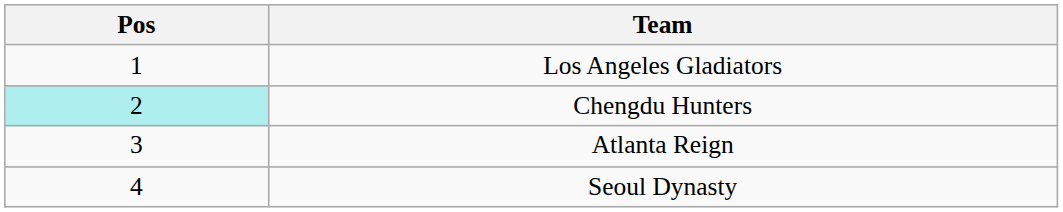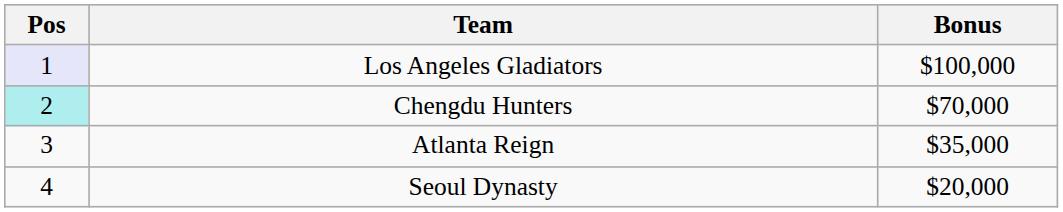+ column: (968, 24)
(136, 65) no background -> (47, 65) lavender background
